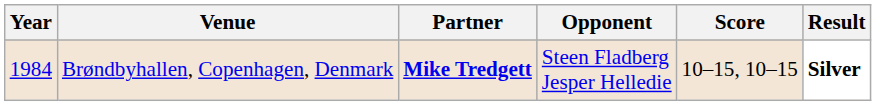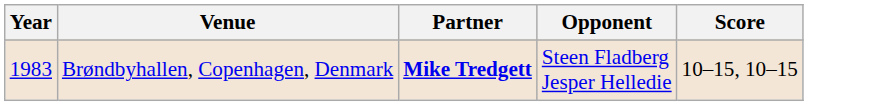- column: (837, 22)
(31, 69) 1984 -> (31, 69) 1983
